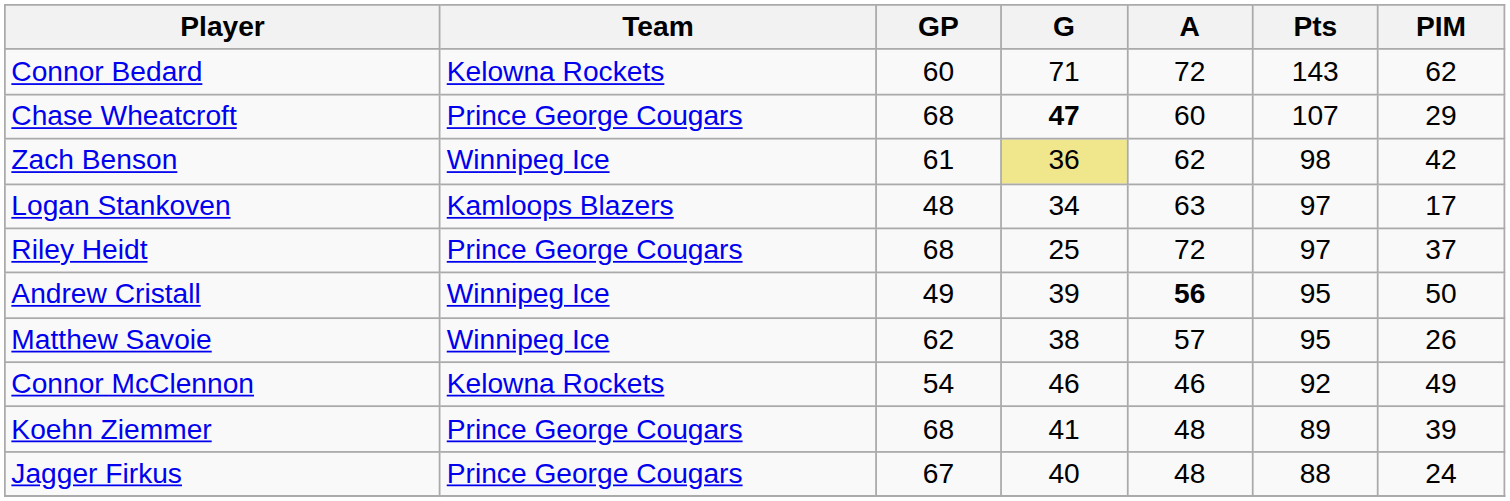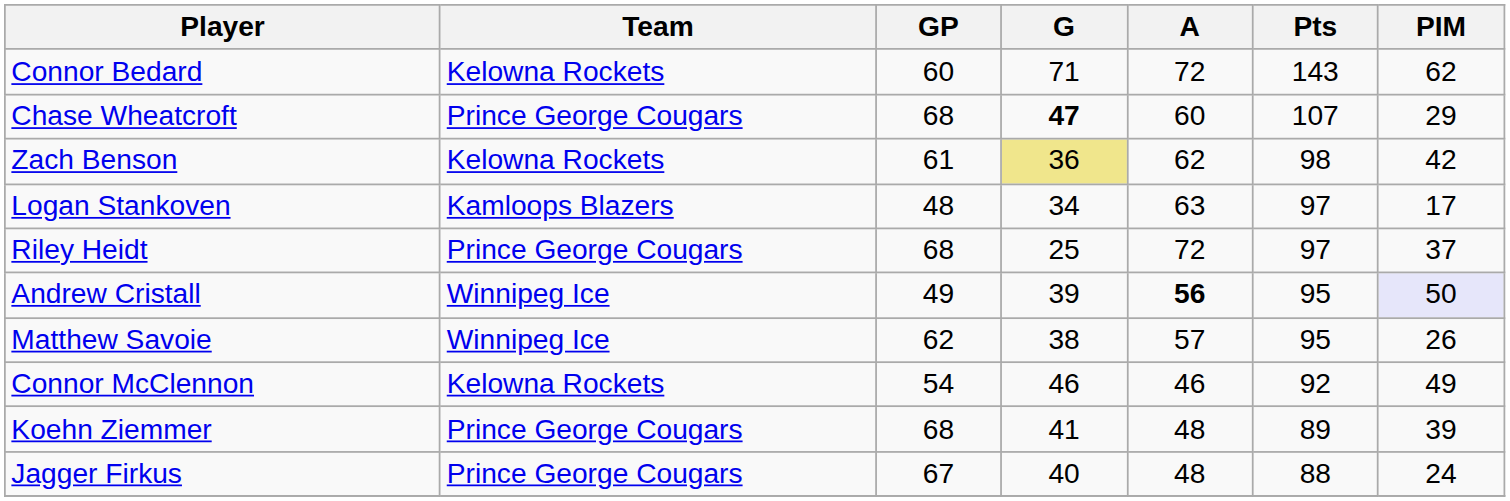(528, 160) Winnipeg Ice -> (556, 160) Kelowna Rockets
(1441, 294) no background -> (1441, 294) lavender background
